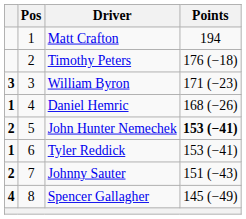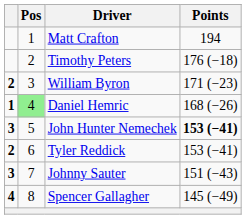(11, 83) 3 -> (11, 83) 2
(31, 106) no background -> (31, 106) lightgreen background
(11, 128) 2 -> (11, 128) 3
(11, 151) 1 -> (11, 151) 2
(11, 173) 2 -> (11, 173) 3
